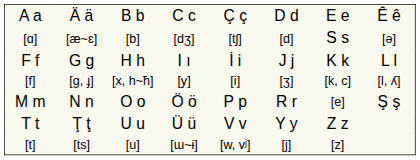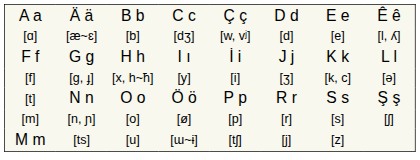(235, 38) [tʃ] -> (235, 36) [w, vʲ]
(338, 38) S s -> (338, 36) [e]
(389, 38) [ə] -> (389, 36) [l, ʎ]
(389, 81) [l, ʎ] -> (389, 78) [ə]
(30, 102) M m -> (30, 98) [t]
(338, 102) [e] -> (338, 98) S s
+ row: (82, 119)
- row: (82, 124)
(30, 145) [t] -> (30, 139) M m
(235, 145) [w, vʲ] -> (235, 139) [tʃ]
